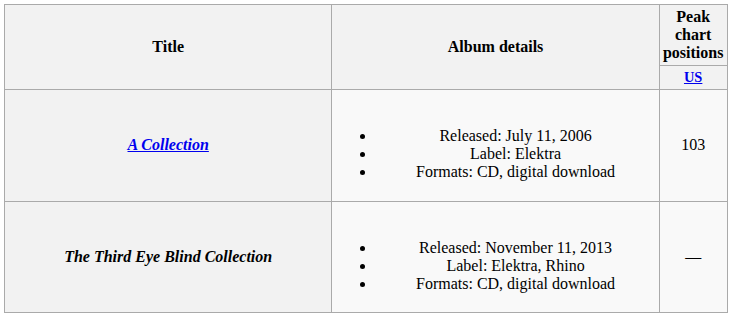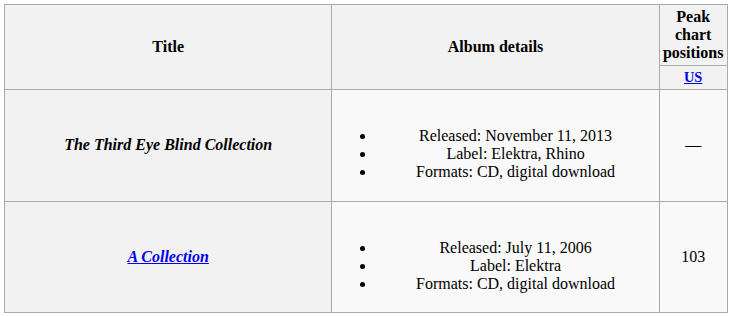rows swapped: (168, 145) <-> (168, 256)
